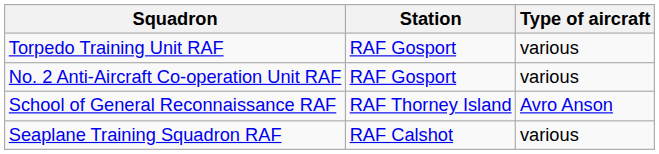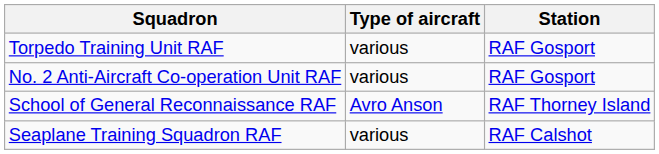columns swapped: (585, 18) <-> (431, 18)
